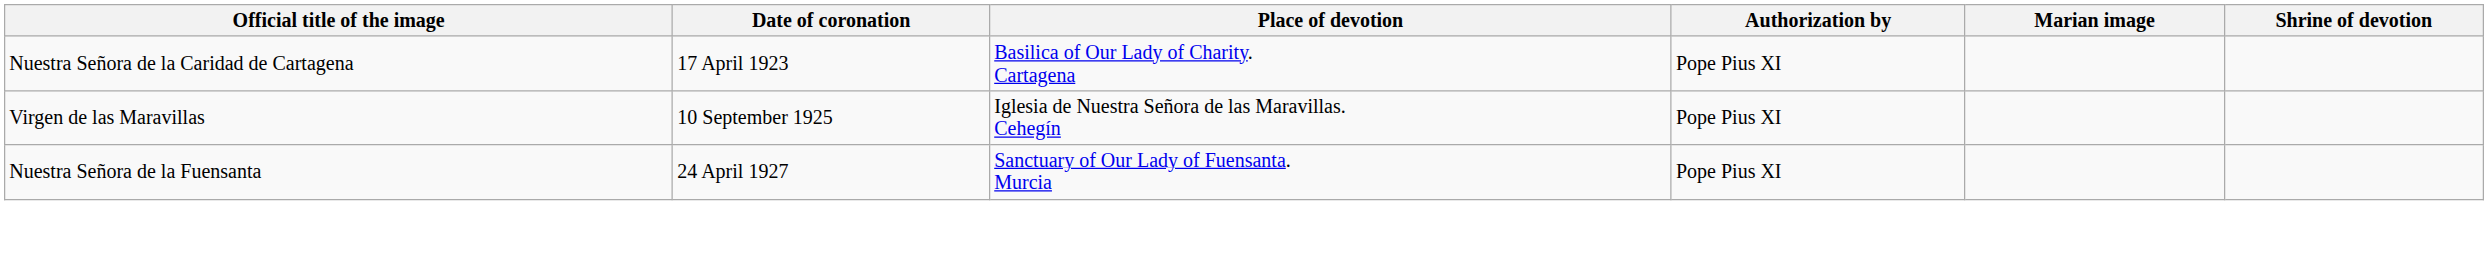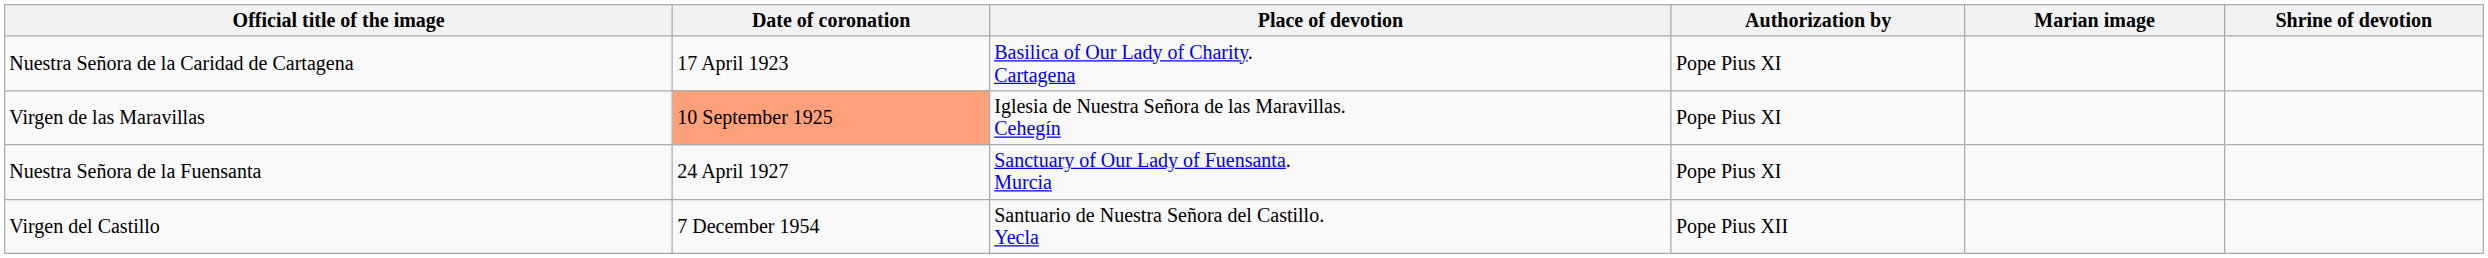(755, 117) no background -> (755, 117) lightsalmon background
+ row: (85, 225)
